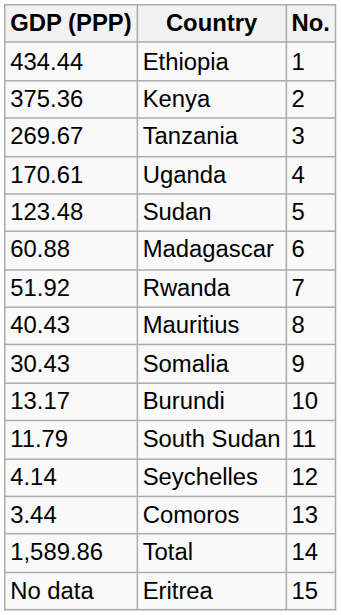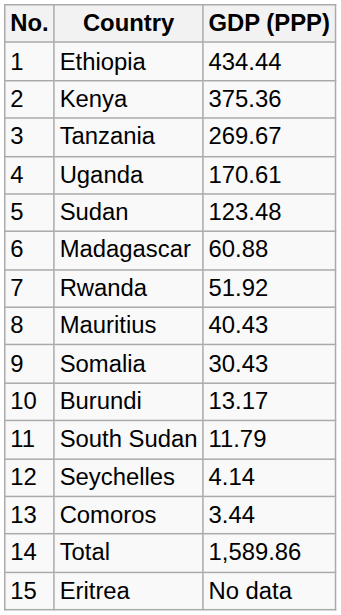columns swapped: (311, 23) <-> (71, 23)
